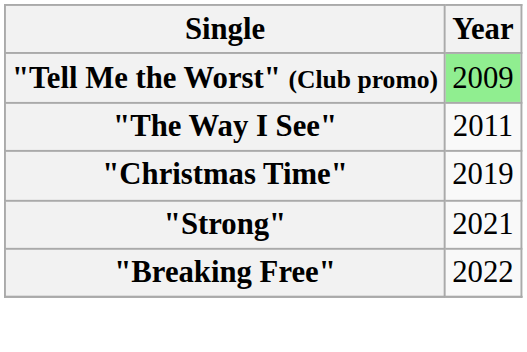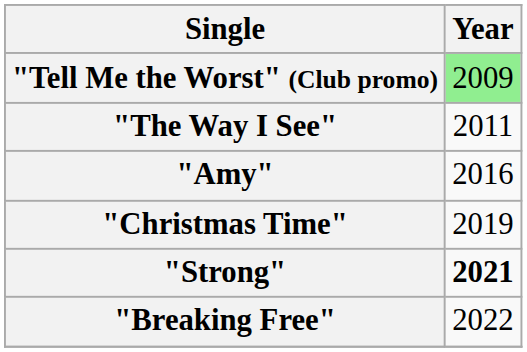+ row: (225, 175)
(483, 223) normal -> (483, 272) bold
